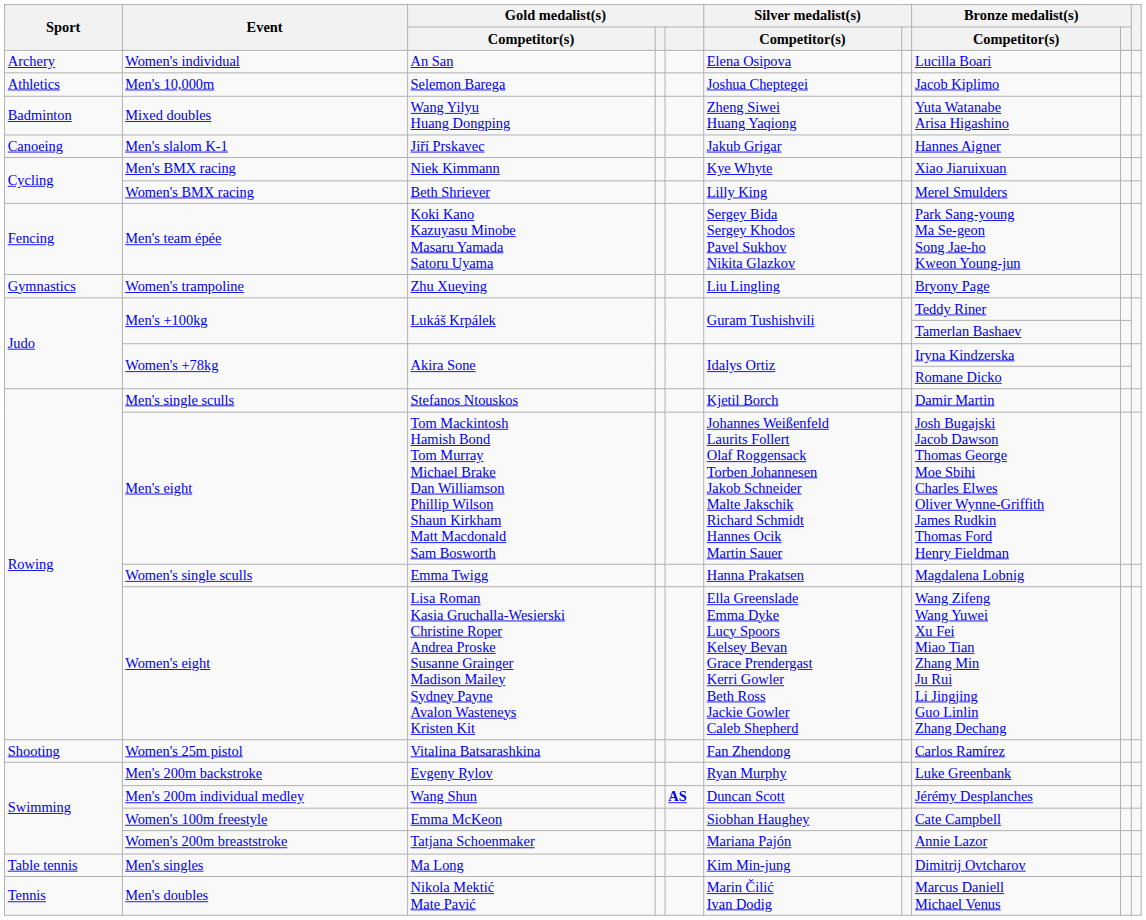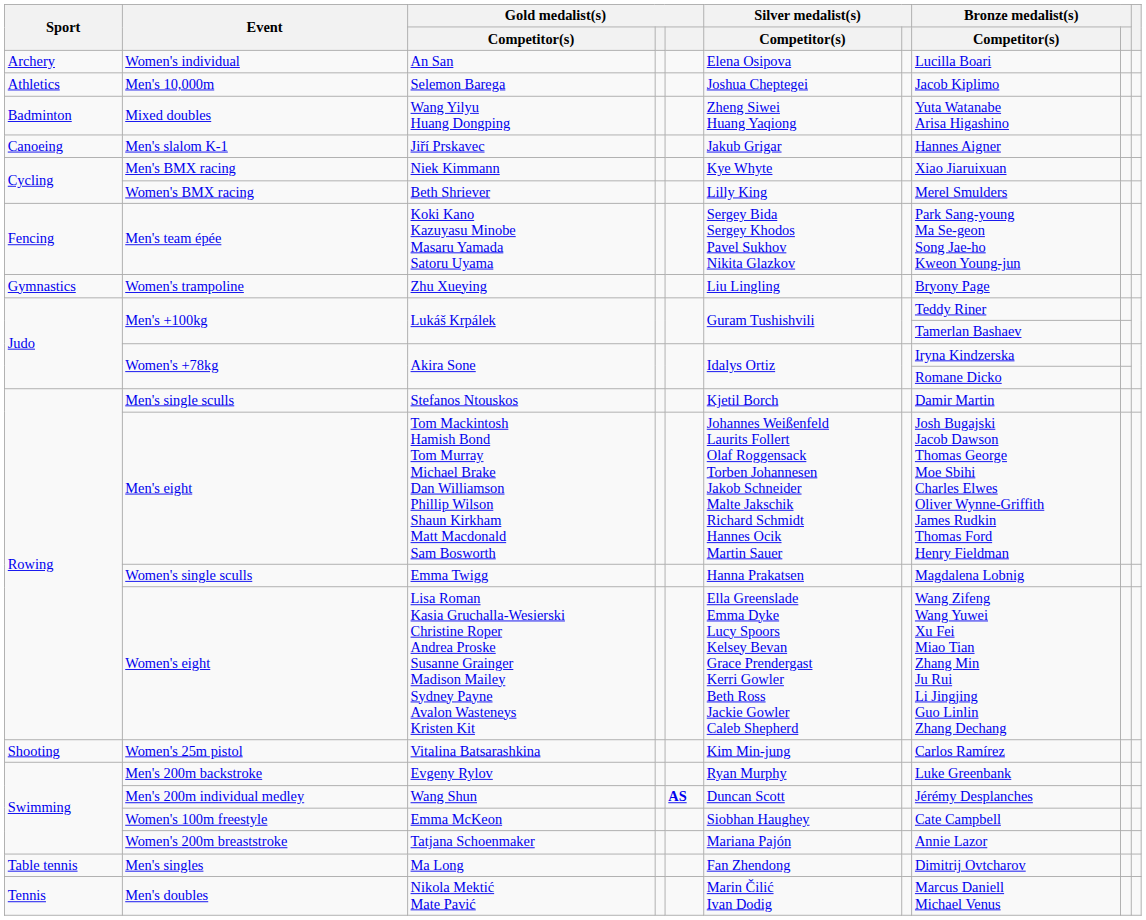(749, 750) Fan Zhendong -> (749, 750) Kim Min-jung
(749, 865) Kim Min-jung -> (749, 865) Fan Zhendong
